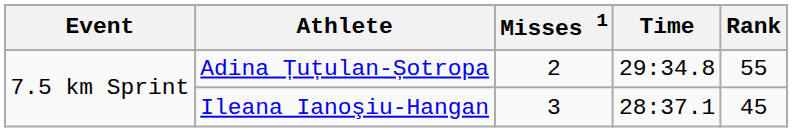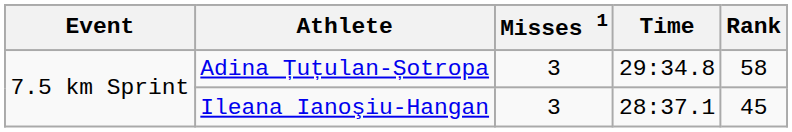(554, 68) 2 -> (554, 68) 3
(754, 68) 55 -> (754, 68) 58
